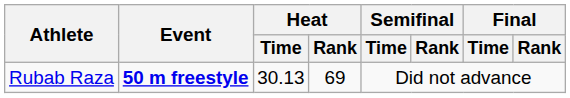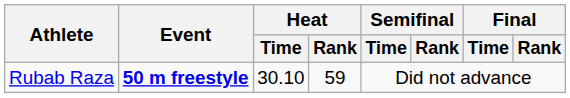(281, 78) 30.13 -> (281, 78) 30.10
(335, 78) 69 -> (335, 78) 59
